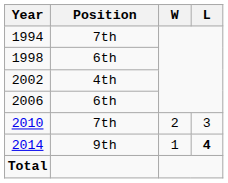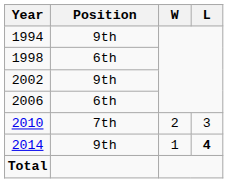(105, 37) 7th -> (105, 37) 9th
(105, 80) 4th -> (105, 80) 9th
